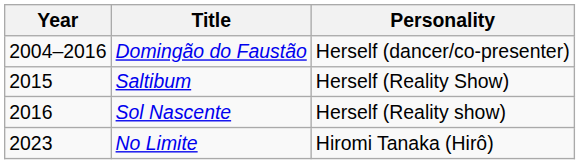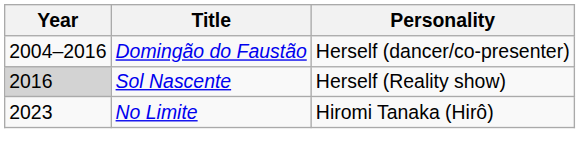- row: (153, 82)
(31, 113) no background -> (31, 82) lightgrey background
